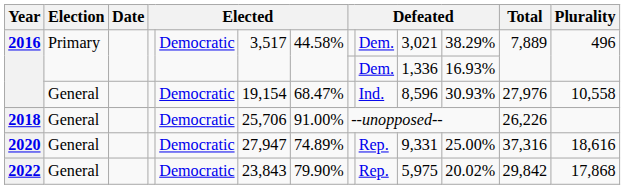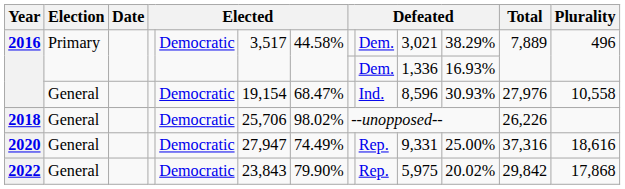(319, 119) 91.00% -> (319, 119) 98.02%
(319, 145) 74.89% -> (319, 145) 74.49%
